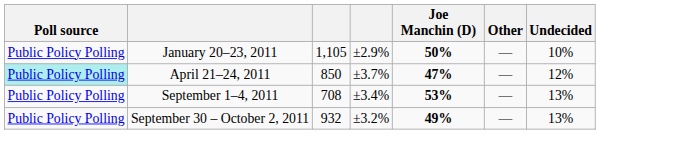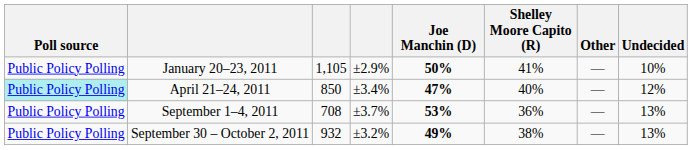+ column: (531, 30)
(371, 74) ±3.7% -> (371, 90) ±3.4%
(371, 96) ±3.4% -> (371, 111) ±3.7%
